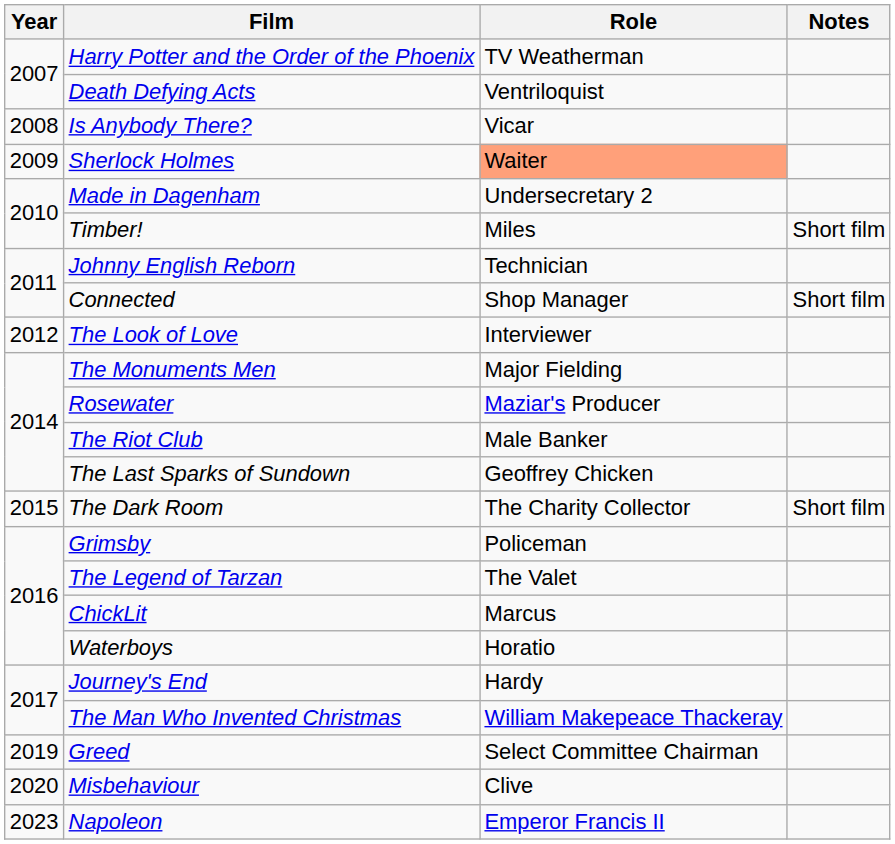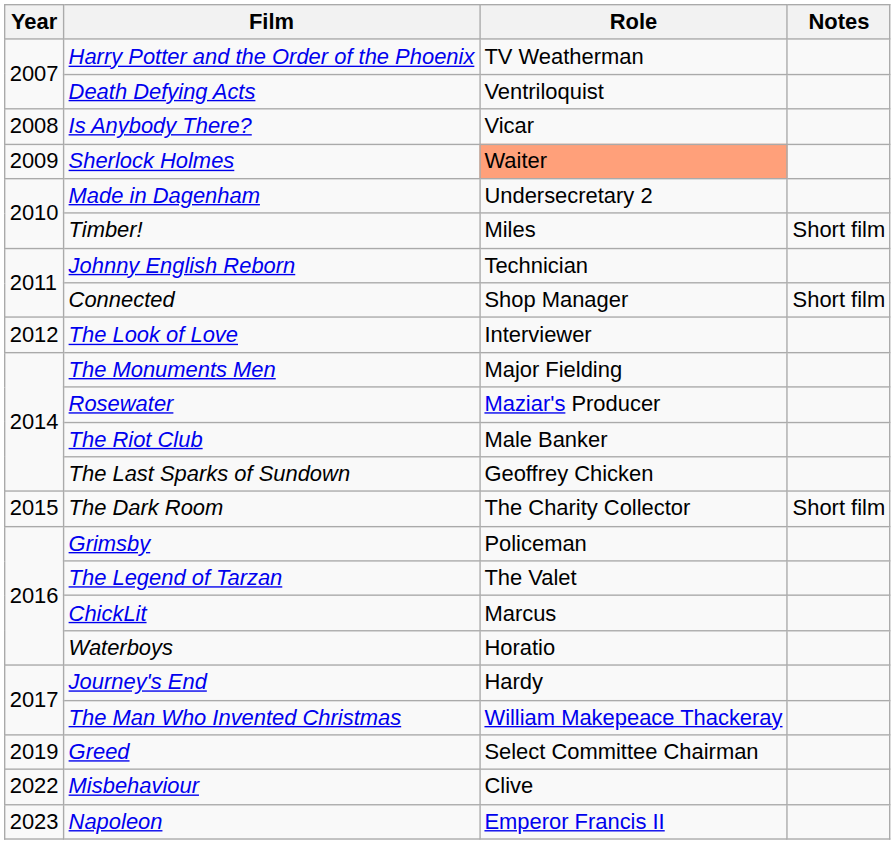(34, 786) 2020 -> (34, 786) 2022
